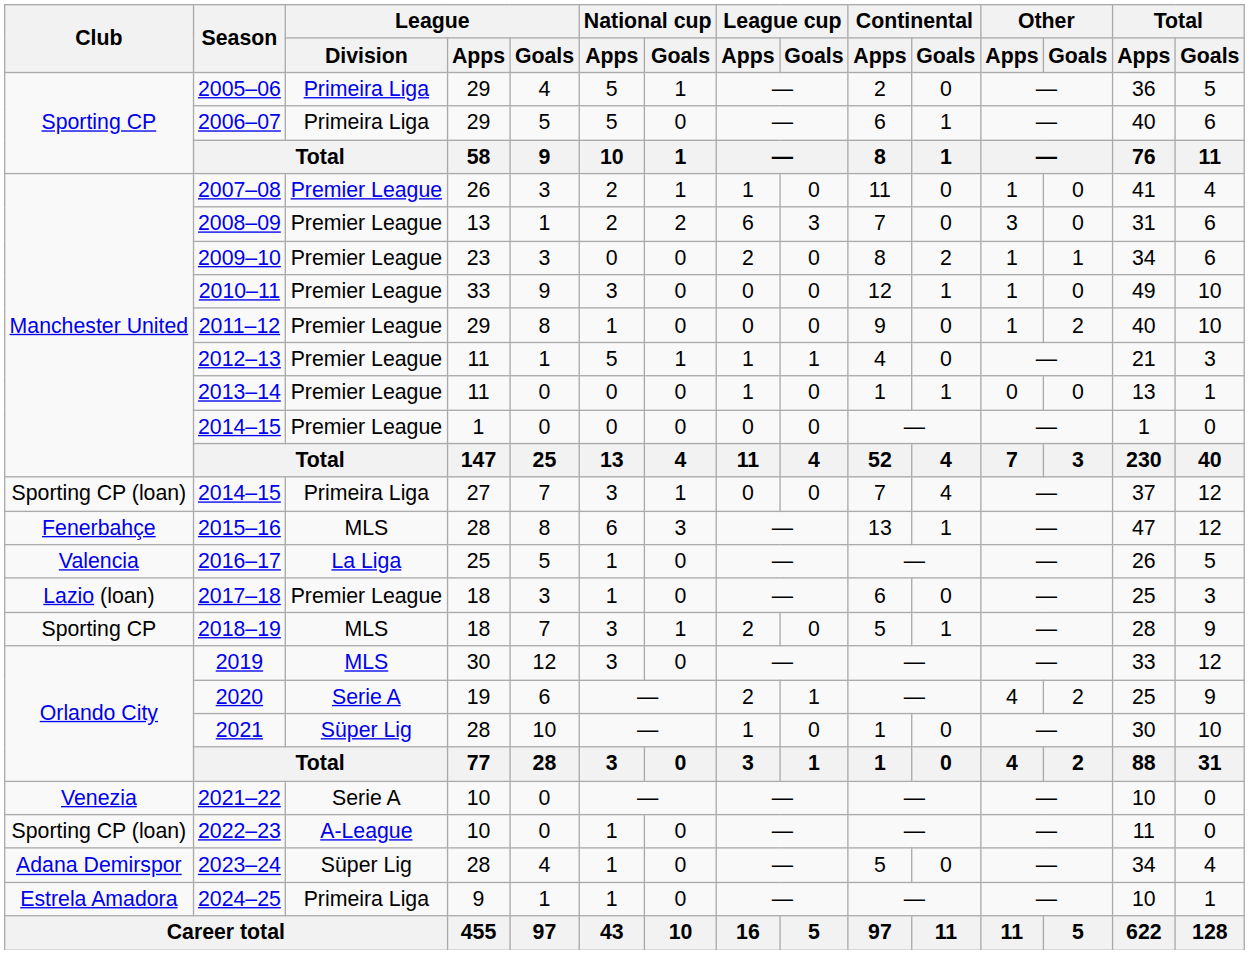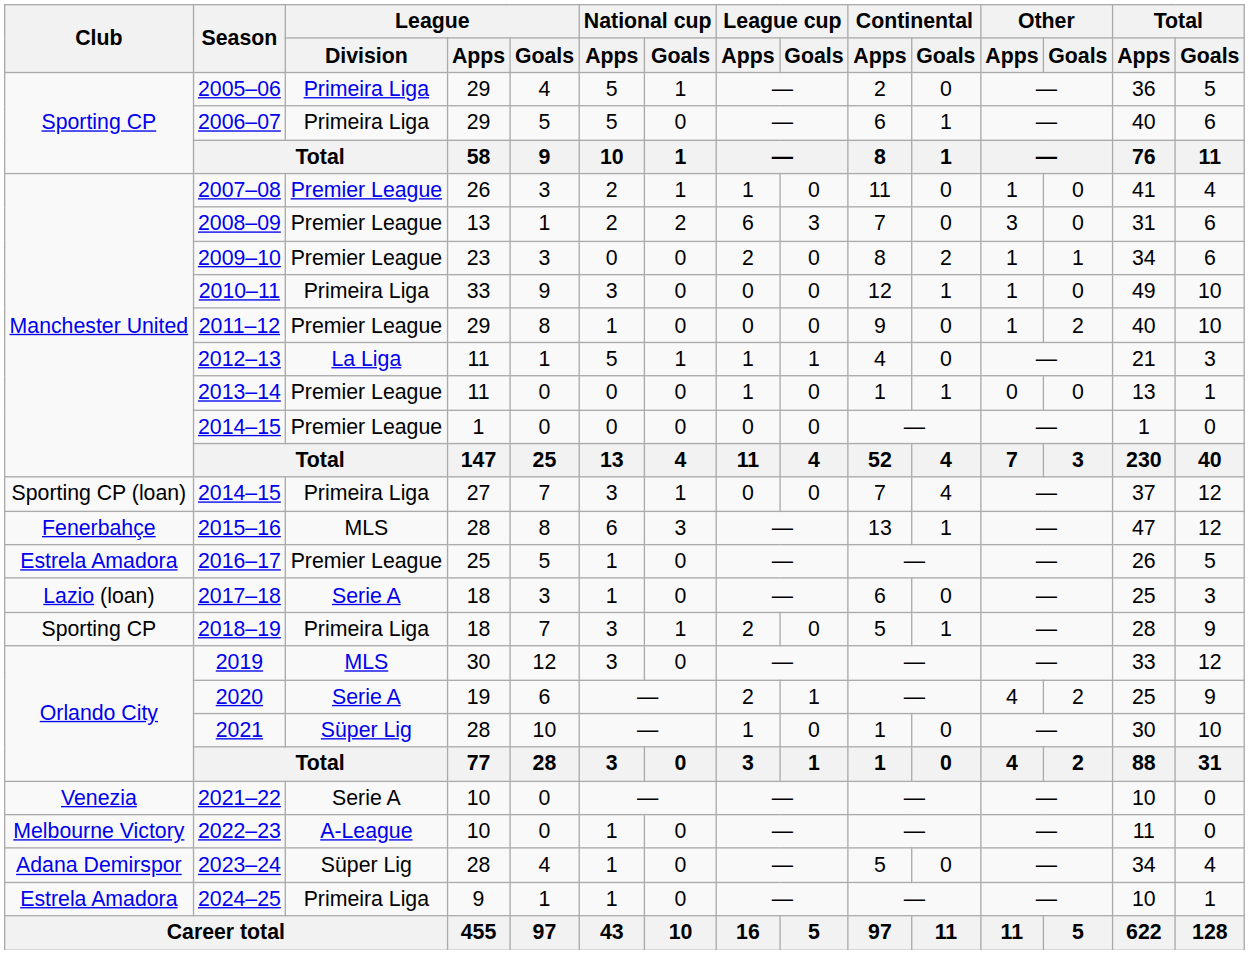(366, 291) Premier League -> (366, 291) Primeira Liga
(366, 358) Premier League -> (366, 358) La Liga
(99, 561) Valencia -> (99, 561) Estrela Amadora
(366, 561) La Liga -> (366, 561) Premier League
(366, 595) Premier League -> (366, 595) Serie A
(366, 628) MLS -> (366, 628) Primeira Liga
(99, 831) Sporting CP (loan) -> (99, 831) Melbourne Victory
